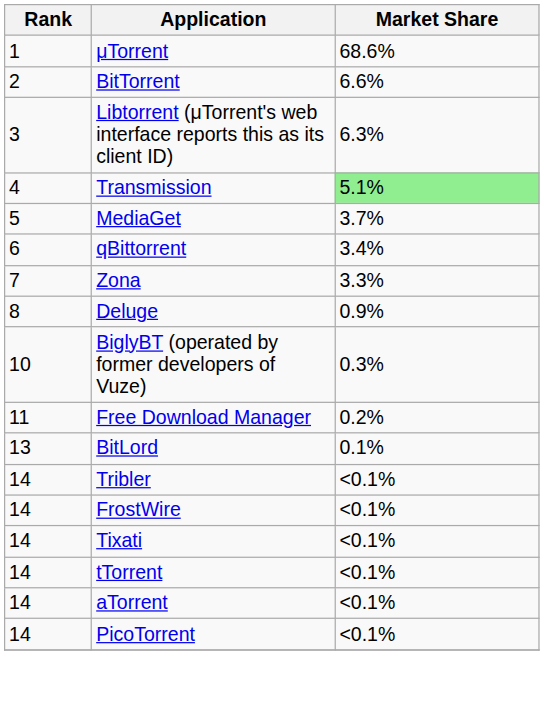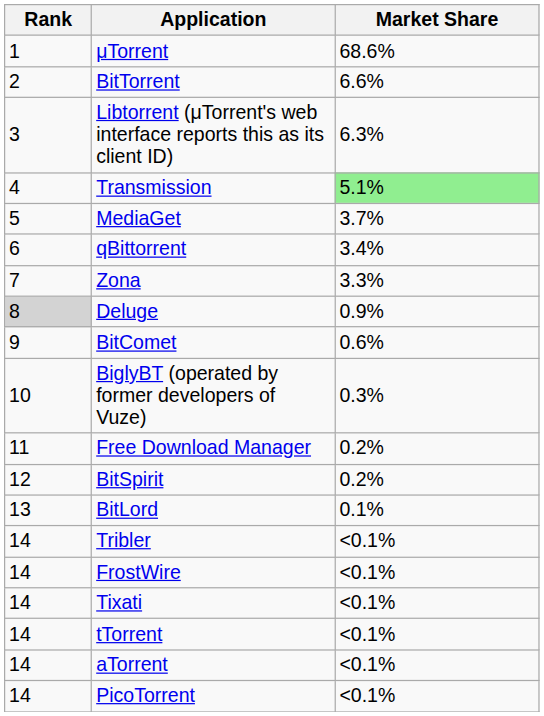(15, 311) no background -> (15, 311) lightgrey background
+ row: (136, 342)
+ row: (130, 479)
